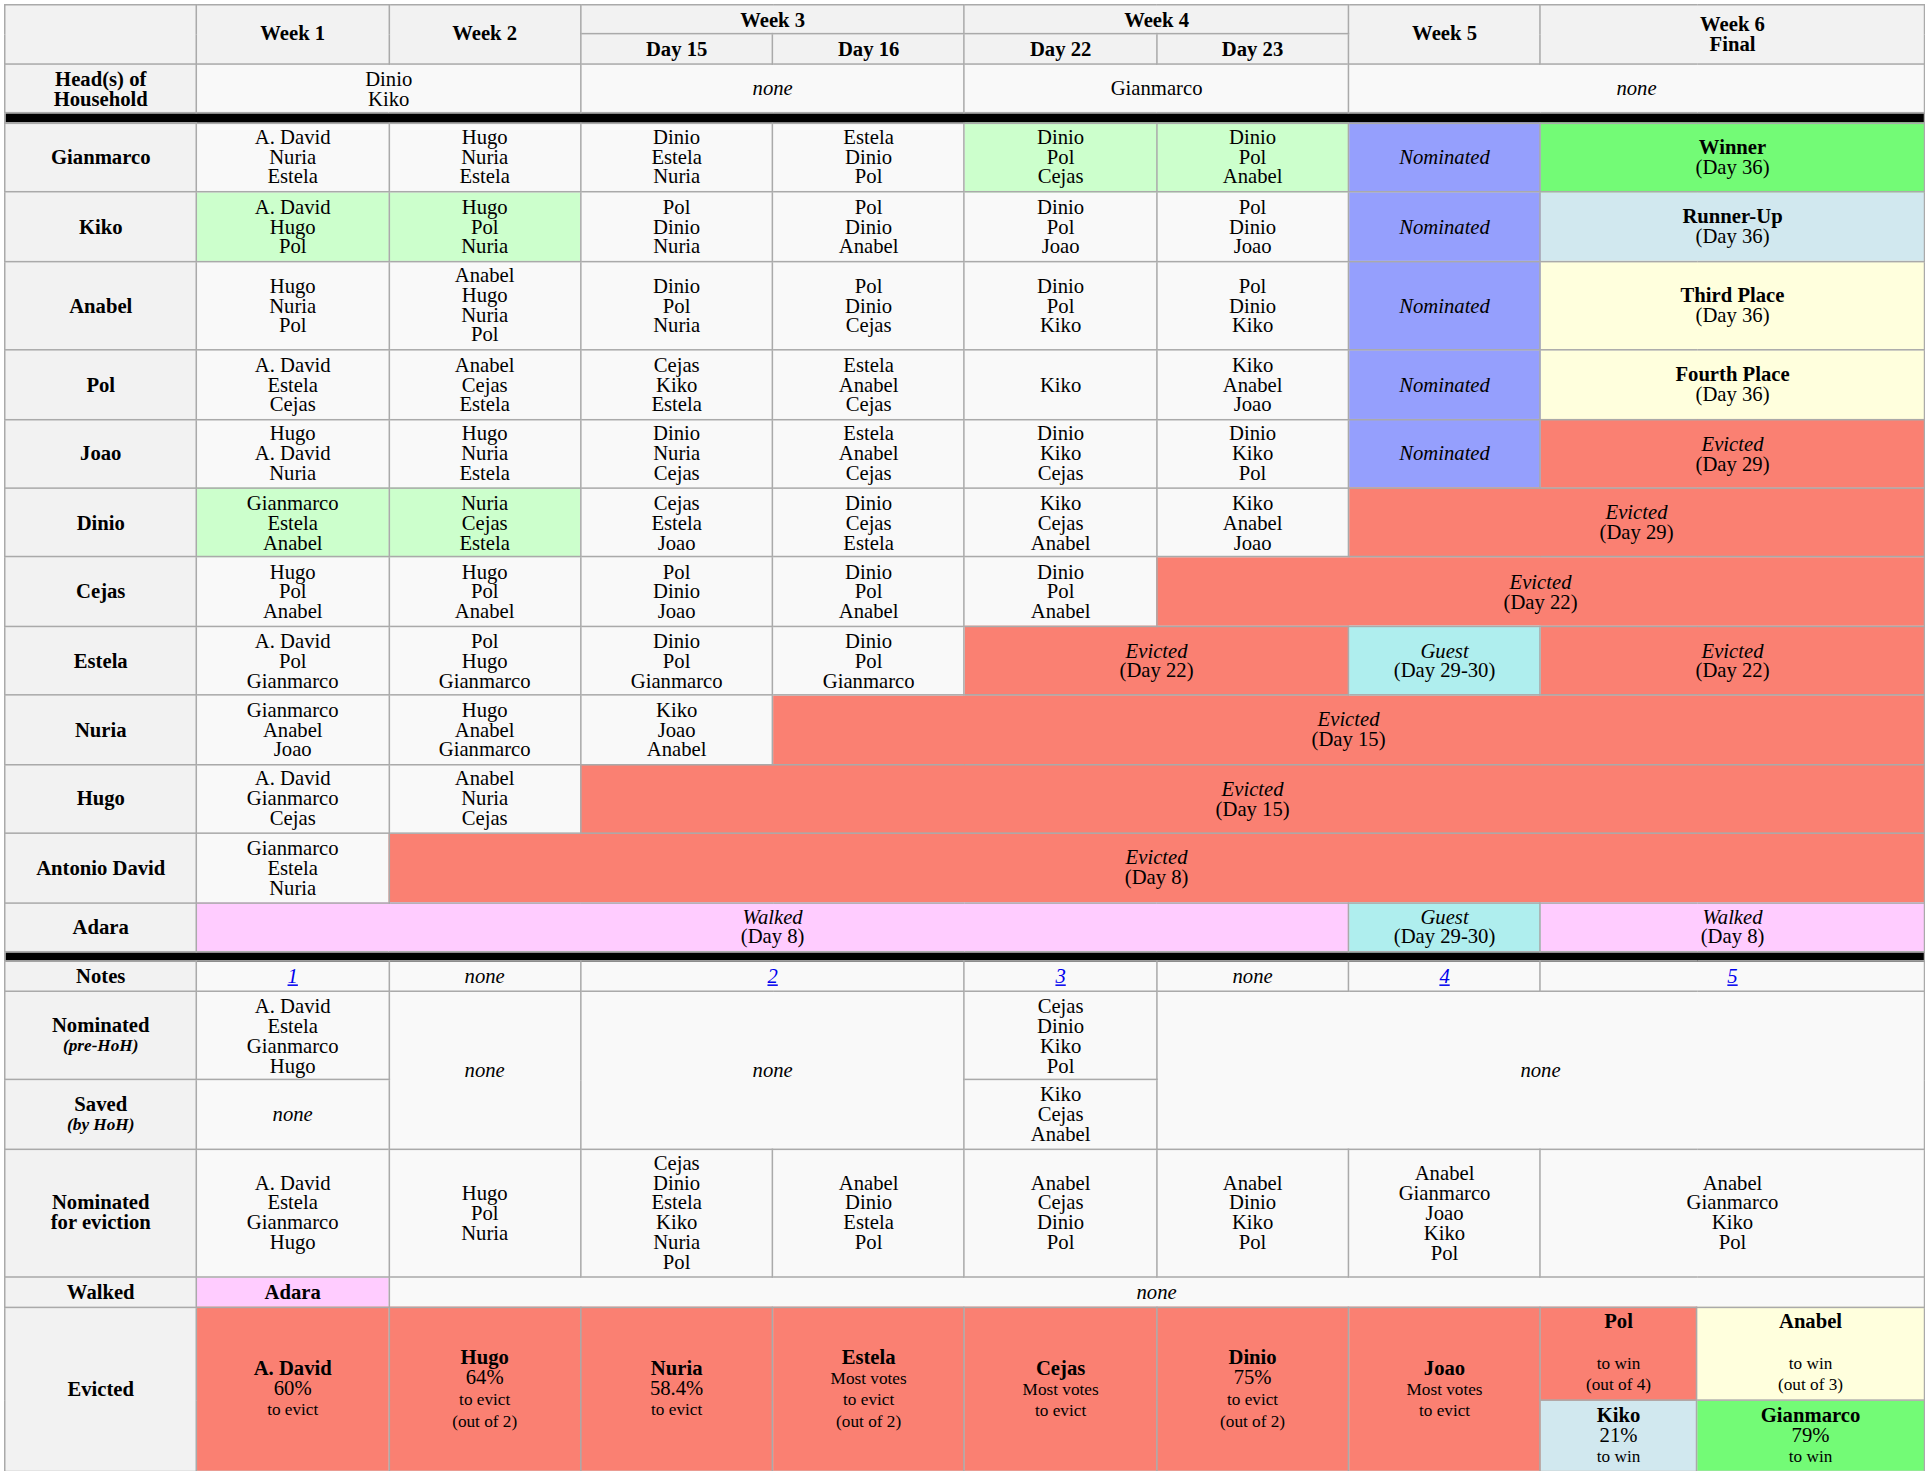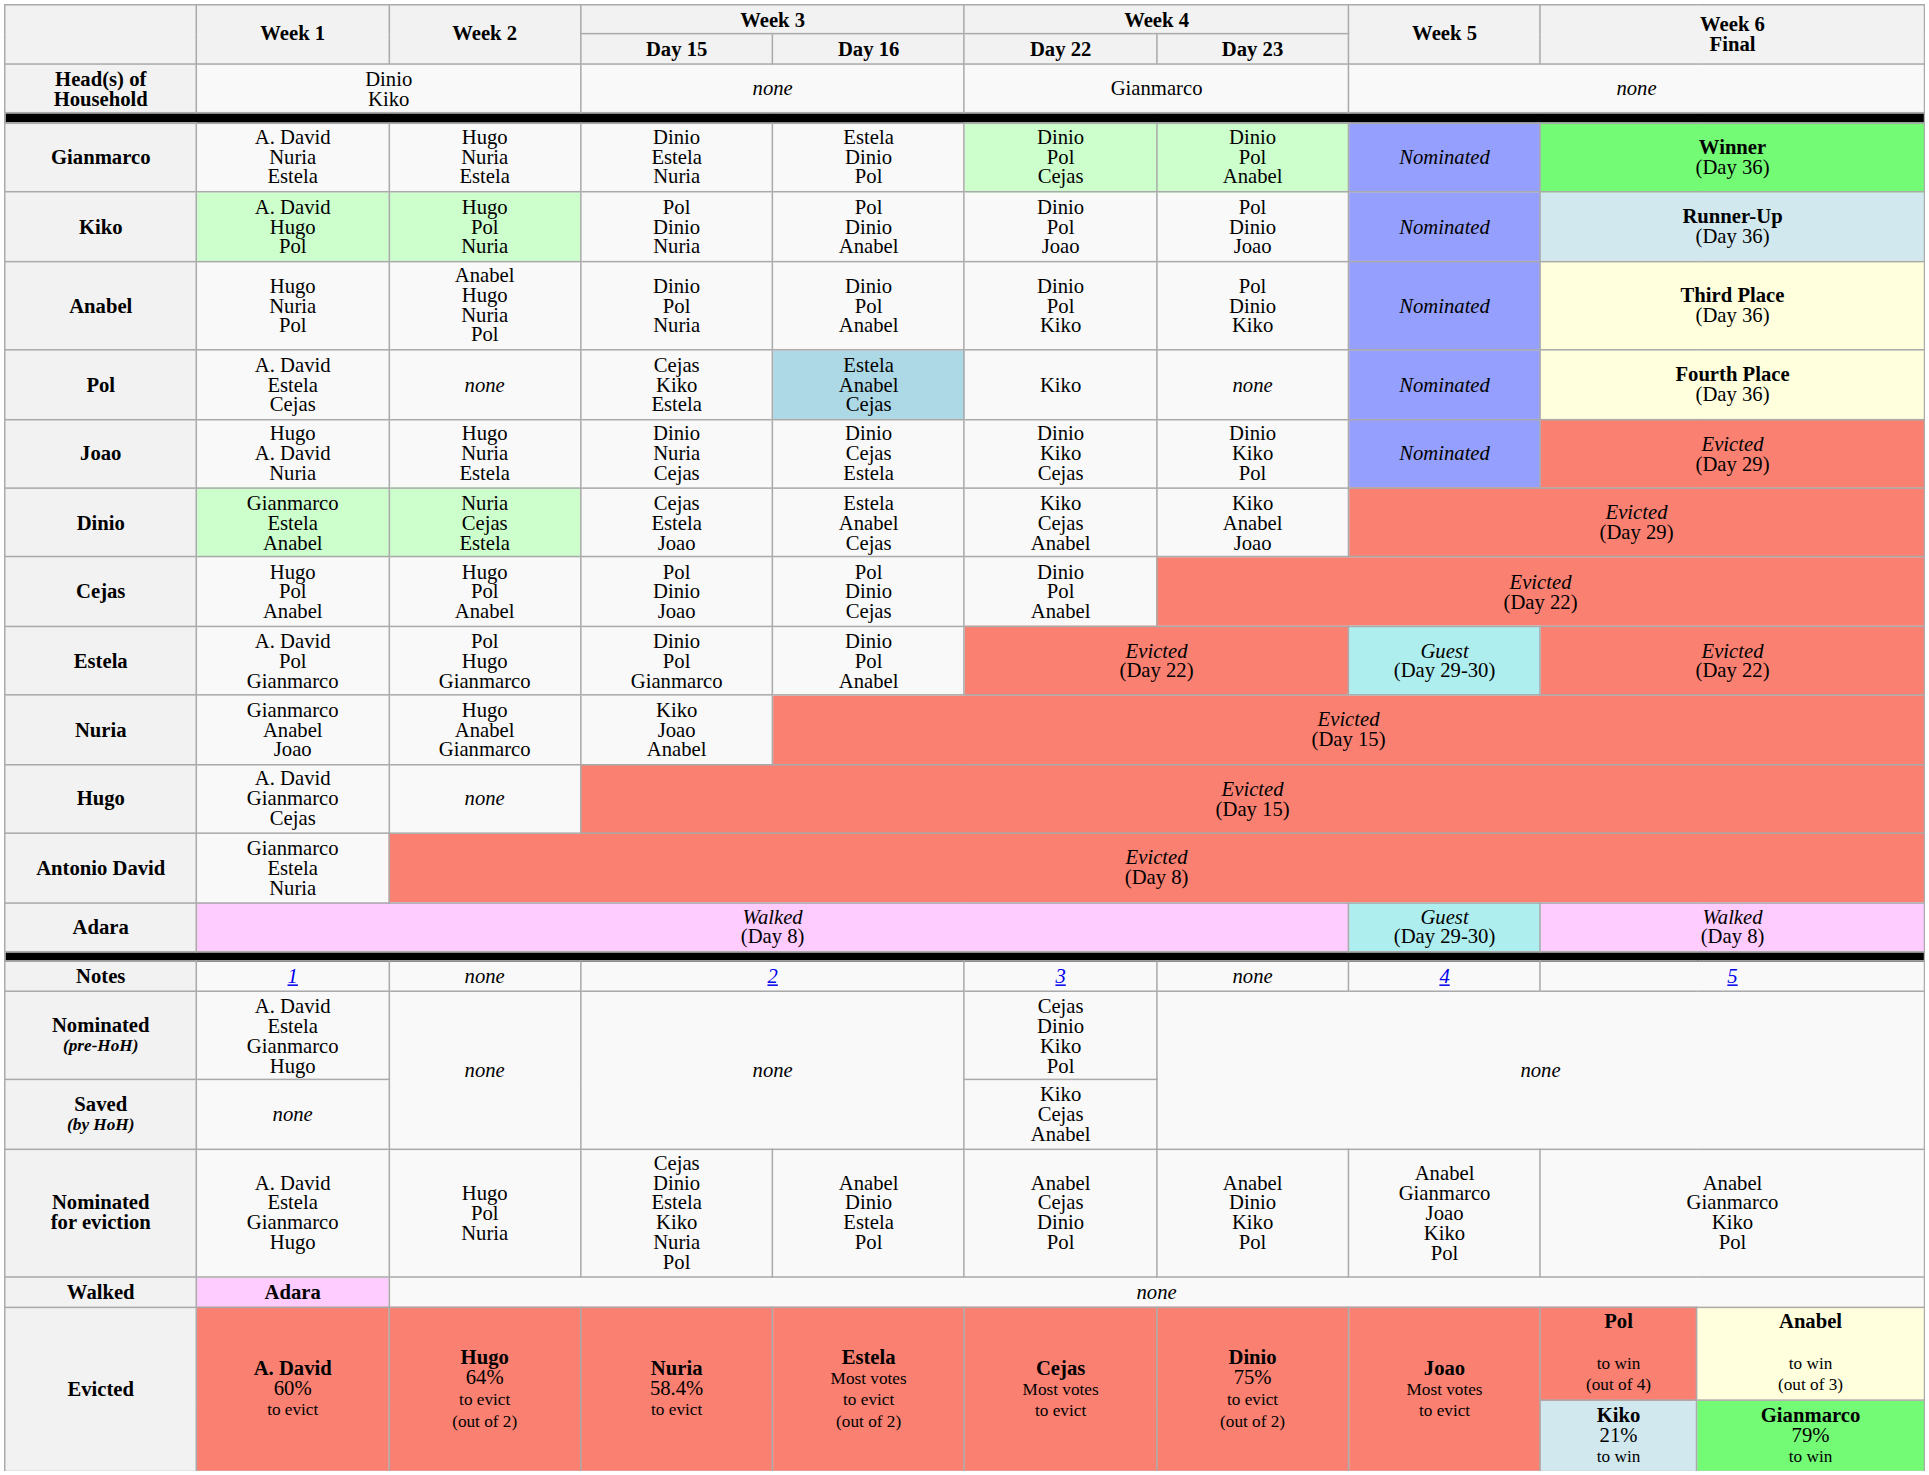(869, 305) Pol Dinio Cejas -> (869, 305) Dinio Pol Anabel
(485, 384) Anabel Cejas Estela -> (485, 384) none
(869, 384) no background -> (869, 384) lightblue background
(1253, 384) Kiko Anabel Joao -> (1253, 384) none
(869, 453) Estela Anabel Cejas -> (869, 453) Dinio Cejas Estela
(869, 522) Dinio Cejas Estela -> (869, 522) Estela Anabel Cejas
(869, 591) Dinio Pol Anabel -> (869, 591) Pol Dinio Cejas
(869, 660) Dinio Pol Gianmarco -> (869, 660) Dinio Pol Anabel
(485, 798) Anabel Nuria Cejas -> (485, 798) none
